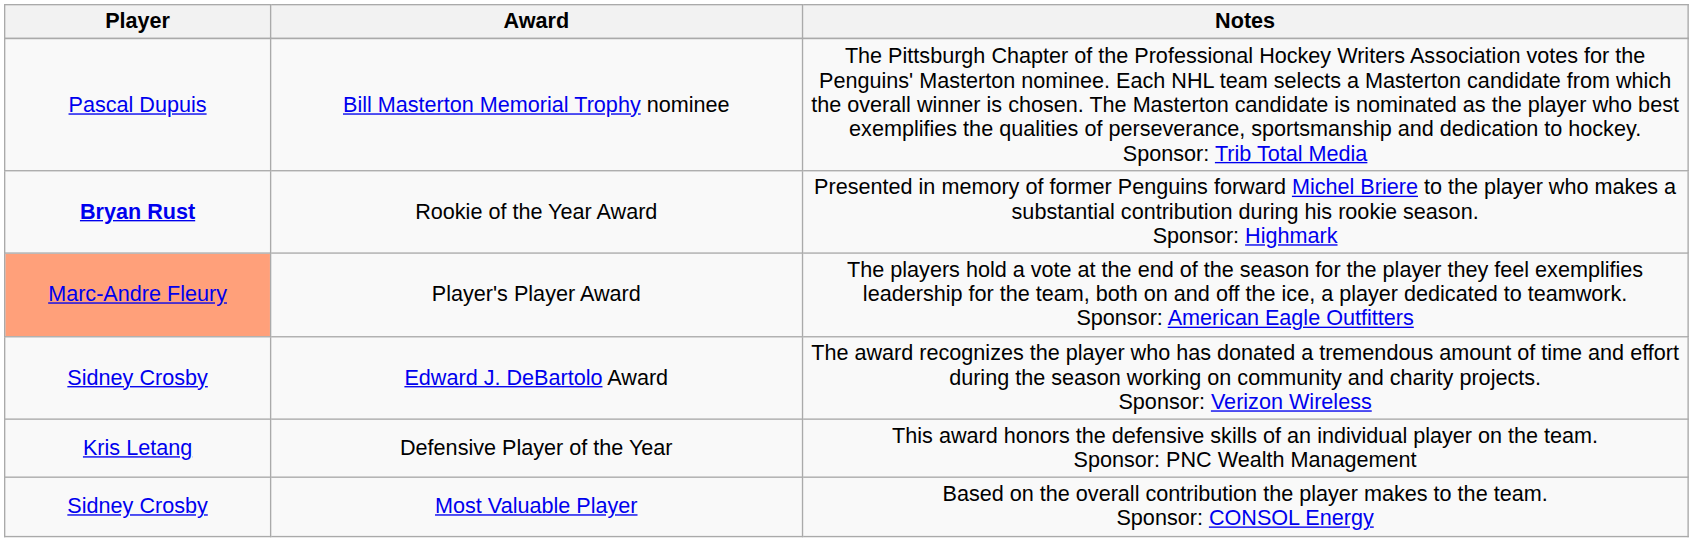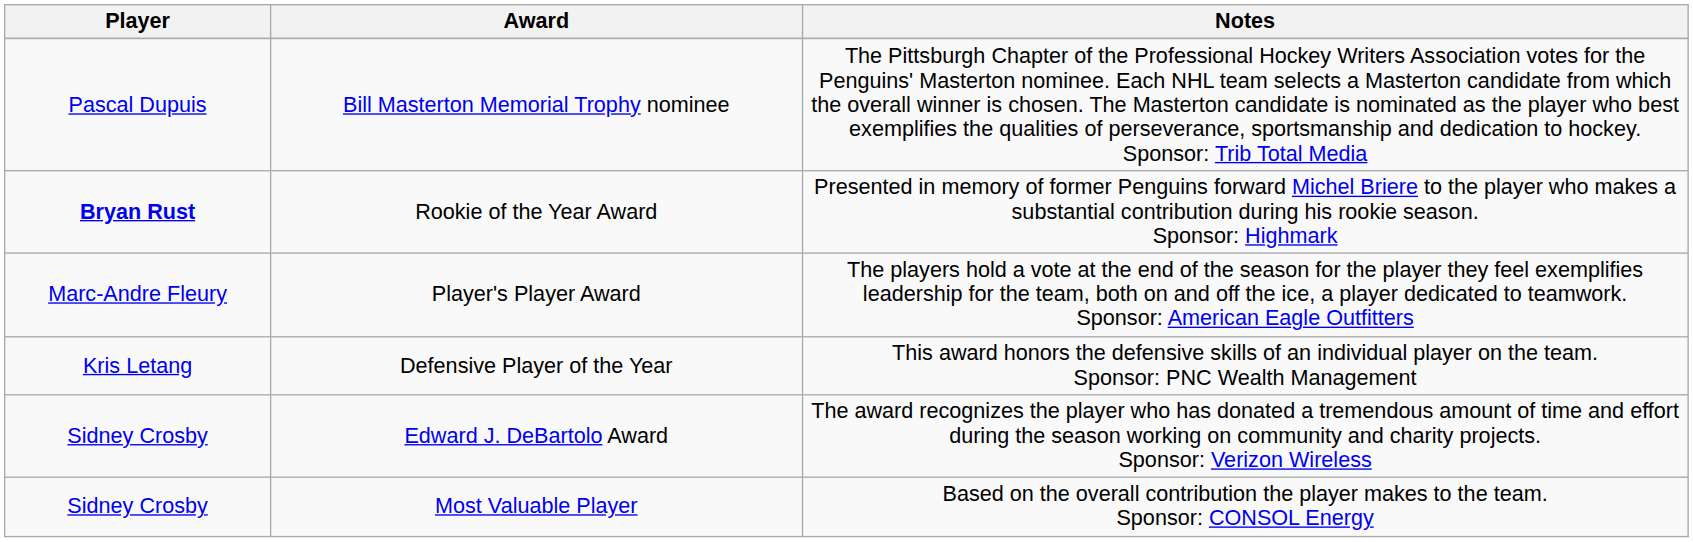(138, 294) lightsalmon background -> (138, 294) no background
rows swapped: (536, 377) <-> (536, 448)
